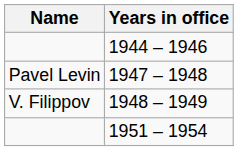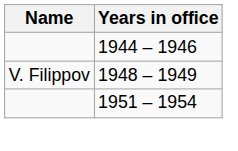- row: (158, 74)
